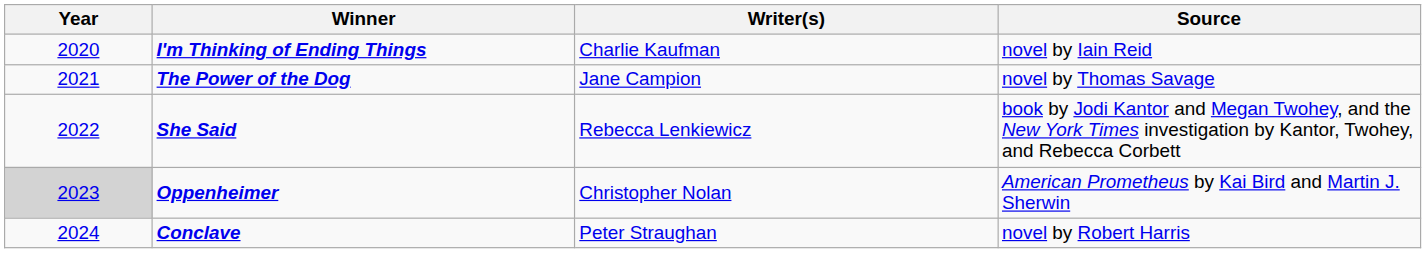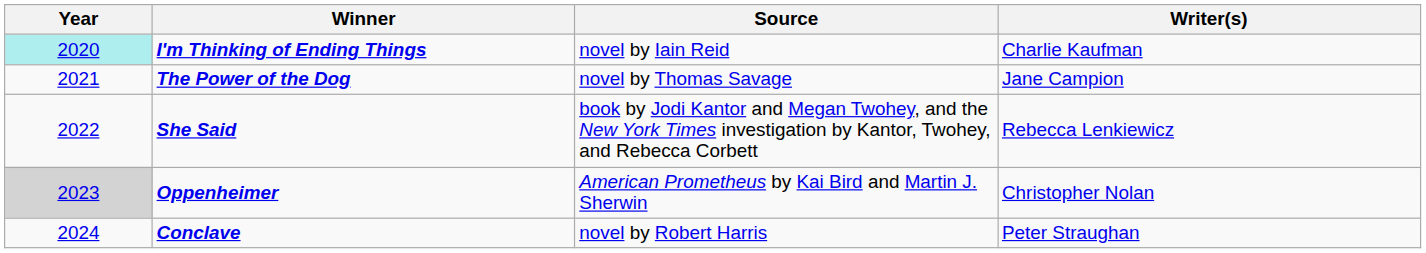columns swapped: (786, 19) <-> (1209, 19)
(78, 49) no background -> (78, 49) paleturquoise background
